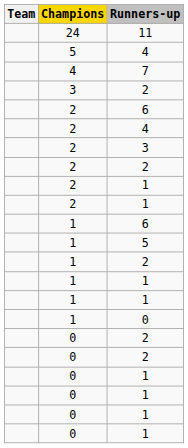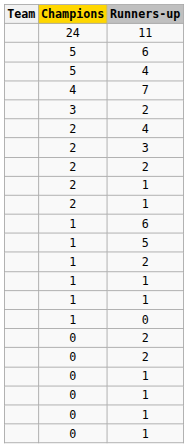+ row: (73, 52)
- row: (73, 109)
